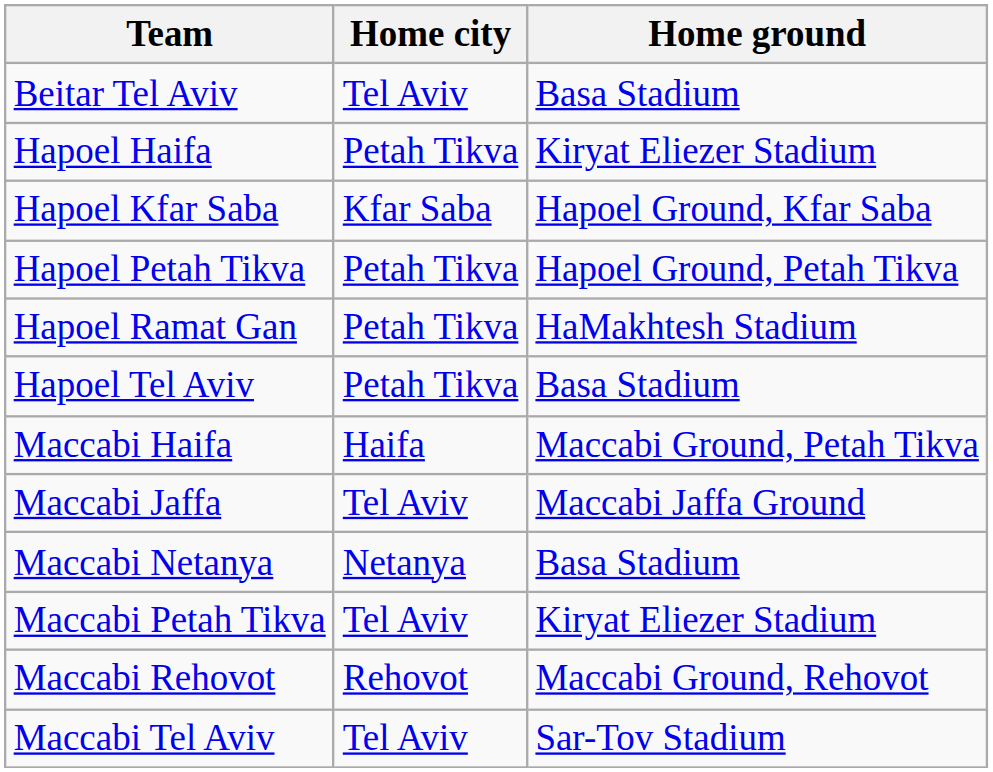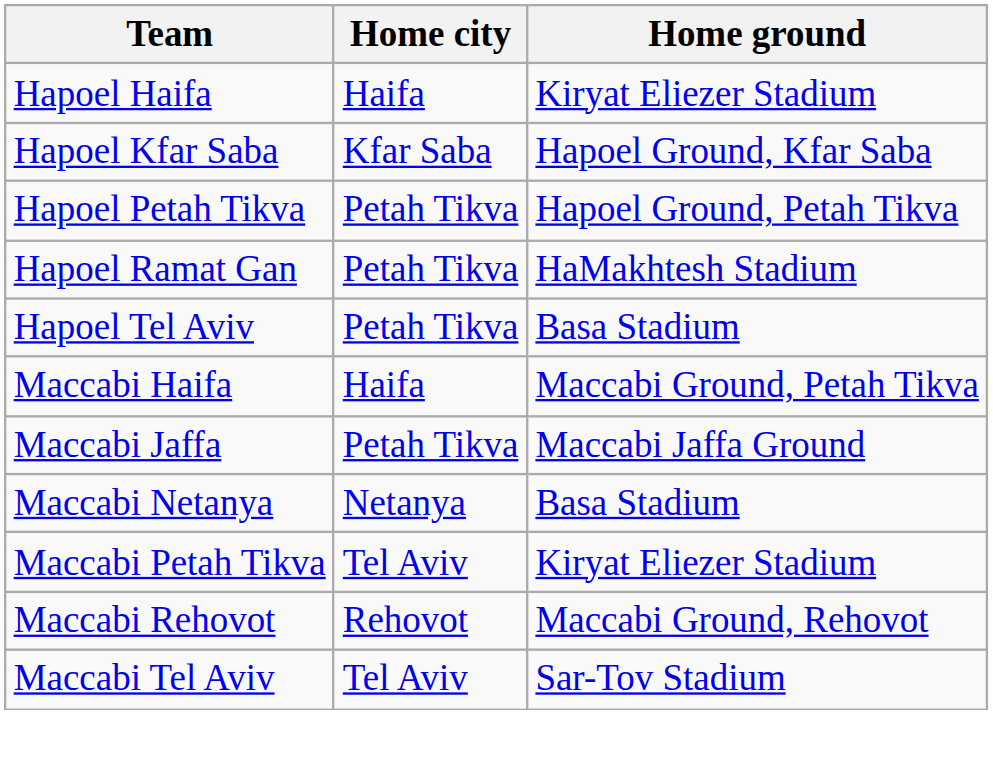- row: (126, 92)
(431, 151) Petah Tikva -> (384, 92) Haifa
(405, 502) Tel Aviv -> (431, 444) Petah Tikva
